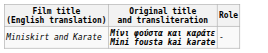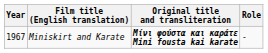+ column: (16, 15)
